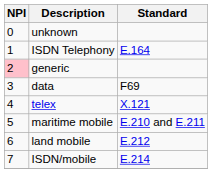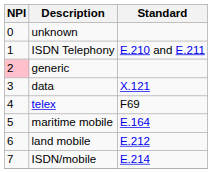(135, 50) E.164 -> (162, 50) E.210 and E.211
(130, 86) F69 -> (135, 86) X.121
(135, 104) X.121 -> (130, 104) F69
(162, 123) E.210 and E.211 -> (135, 123) E.164
